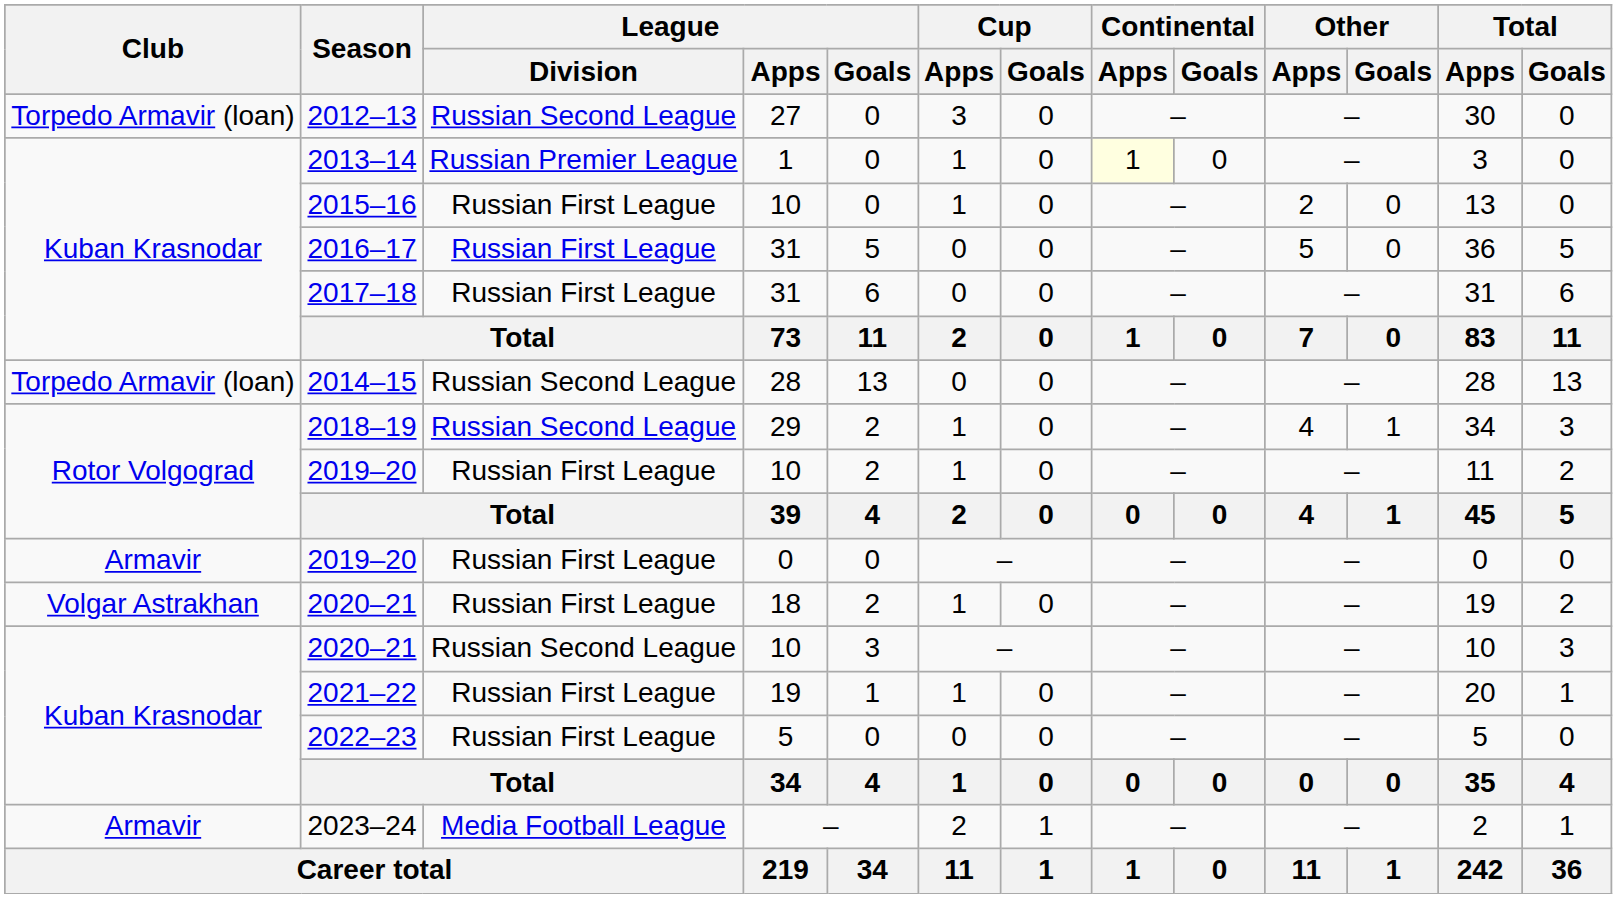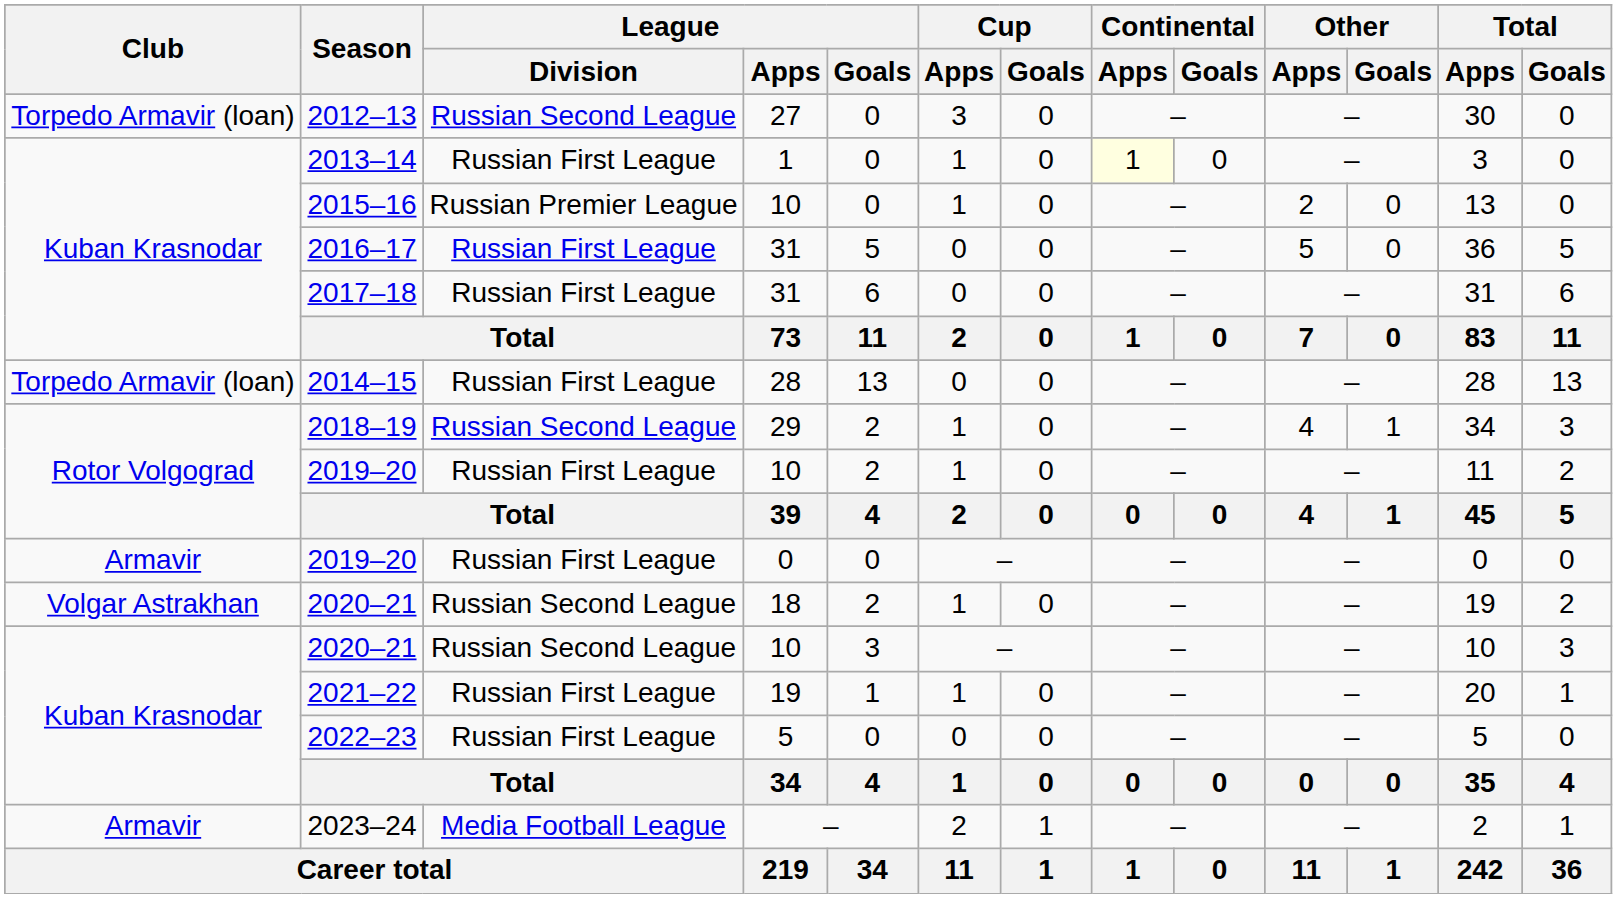(583, 159) Russian Premier League -> (583, 159) Russian First League
(583, 204) Russian First League -> (583, 204) Russian Premier League
(583, 381) Russian Second League -> (583, 381) Russian First League
(583, 603) Russian First League -> (583, 603) Russian Second League
